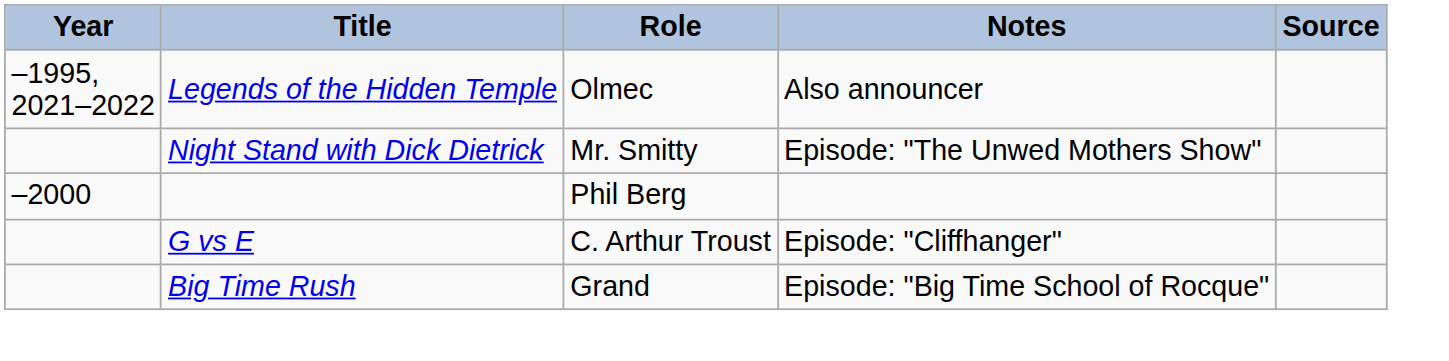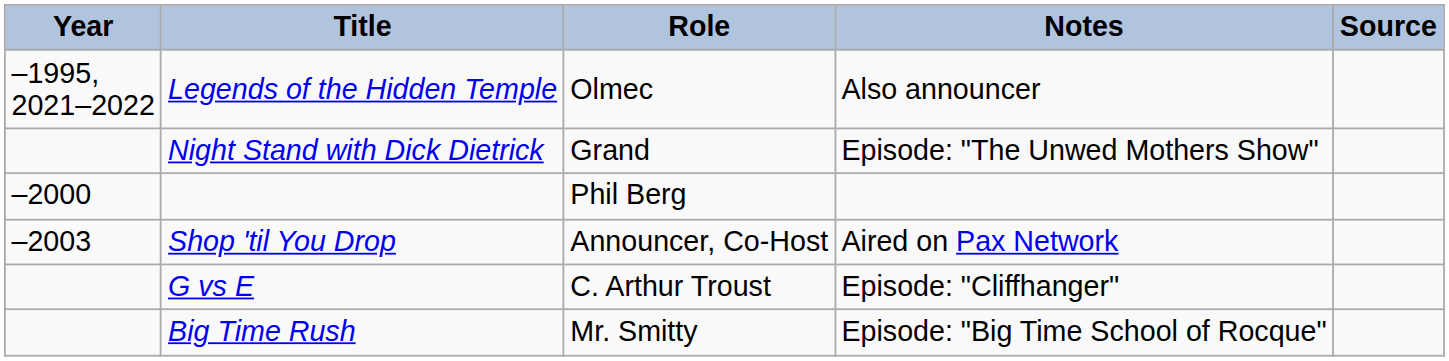(634, 150) Mr. Smitty -> (610, 150) Grand
+ row: (282, 241)
(610, 286) Grand -> (634, 331) Mr. Smitty
